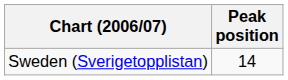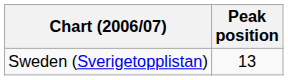(247, 61) 14 -> (247, 61) 13
